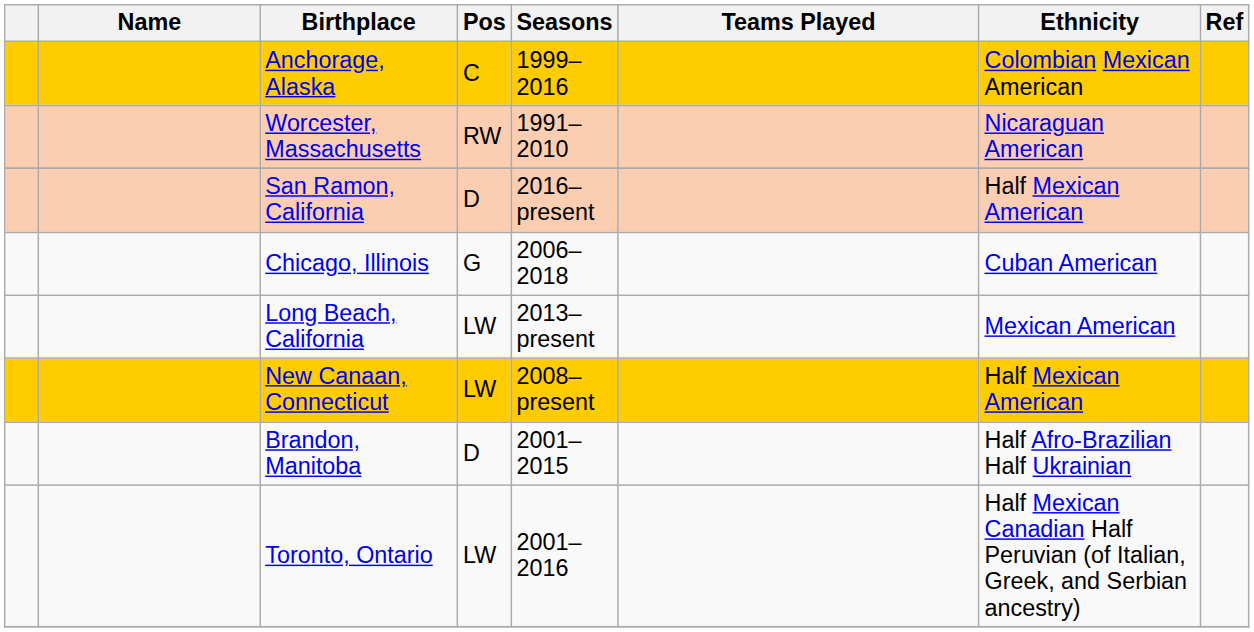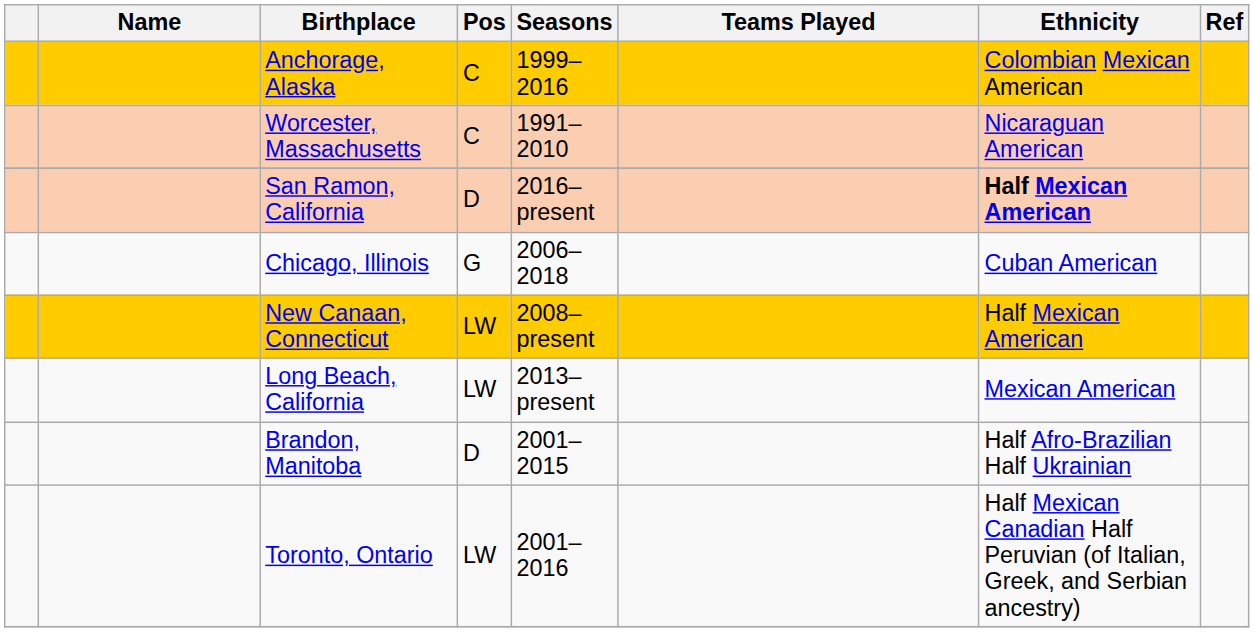(482, 136) RW -> (471, 136) C
(1052, 199) normal -> (1056, 199) bold
rows swapped: (331, 326) <-> (336, 389)
